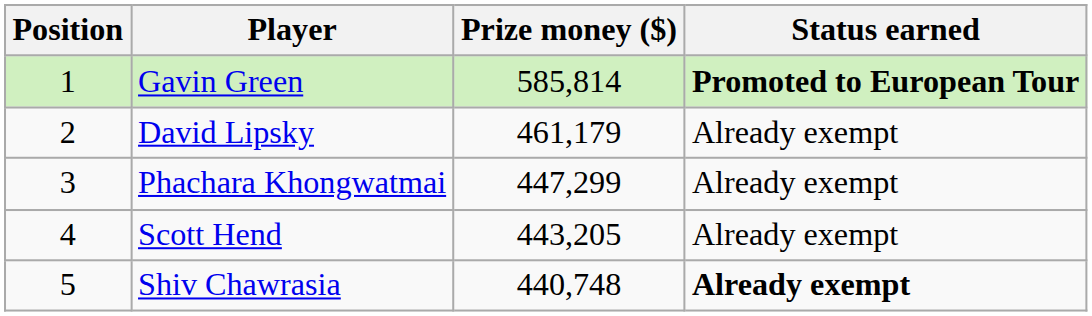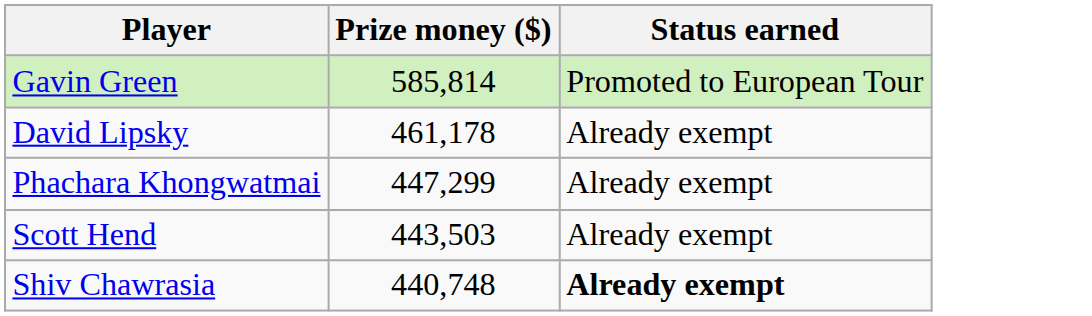- column: (68, 30)
(886, 81) bold -> (745, 81) normal
(569, 132) 461,179 -> (443, 132) 461,178
(569, 234) 443,205 -> (443, 234) 443,503
